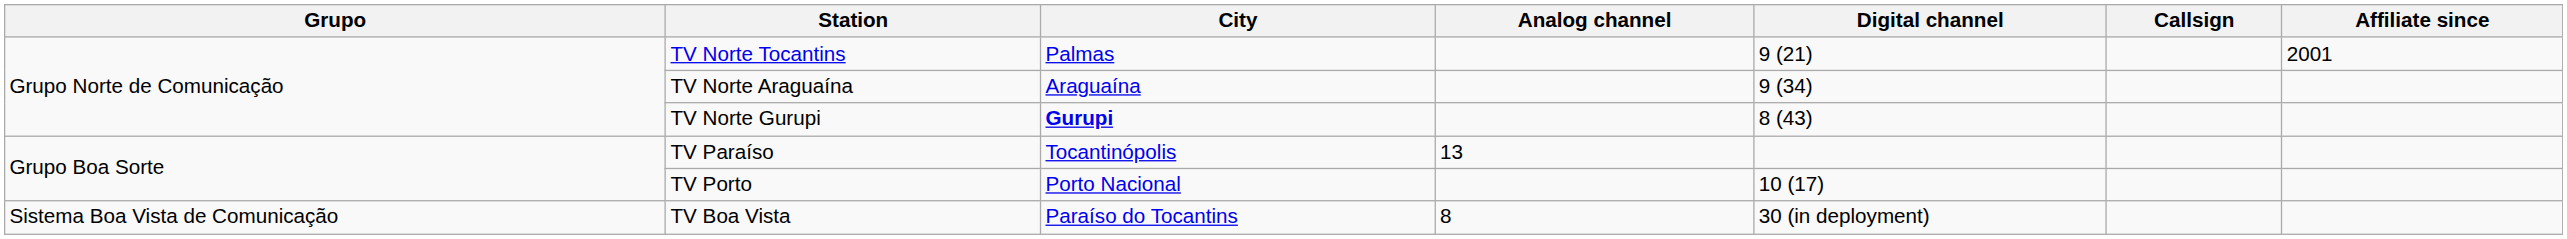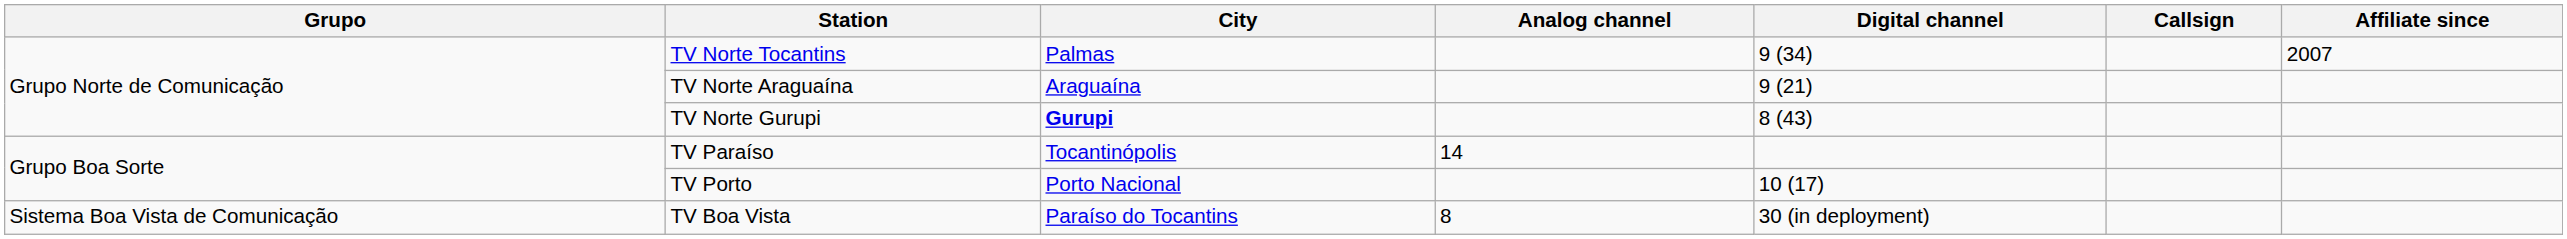(1786, 53) 9 (21) -> (1786, 53) 9 (34)
(2310, 53) 2001 -> (2310, 53) 2007
(1786, 86) 9 (34) -> (1786, 86) 9 (21)
(1451, 151) 13 -> (1451, 151) 14
